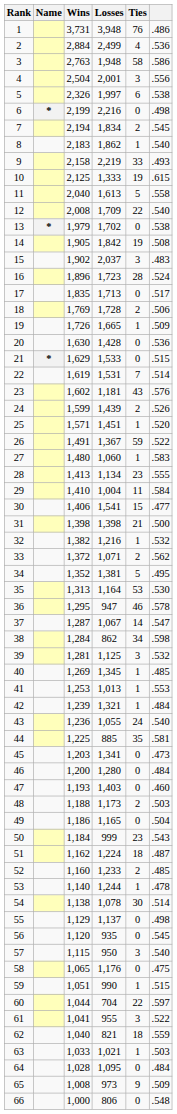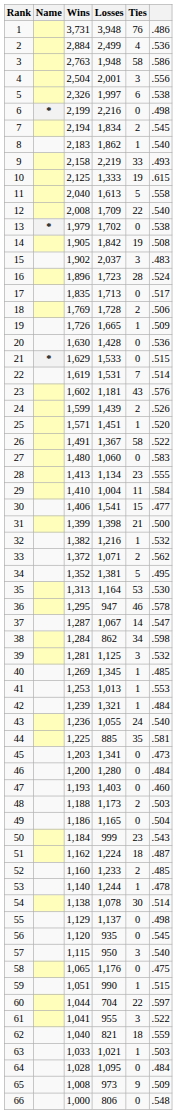(138, 441) 59 -> (138, 441) 58
(138, 458) 1 -> (138, 458) 0
(78, 524) 1,398 -> (78, 524) 1,399
